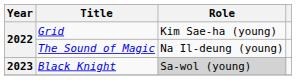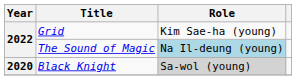(222, 48) no background -> (222, 48) lightblue background
(20, 66) 2023 -> (20, 66) 2020
